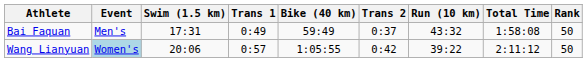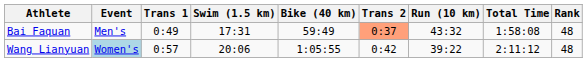columns swapped: (185, 13) <-> (253, 13)
(384, 31) no background -> (384, 31) lightsalmon background
(567, 31) 50 -> (567, 31) 48
(567, 48) 50 -> (567, 48) 48
